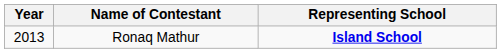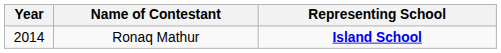(29, 37) 2013 -> (29, 37) 2014
